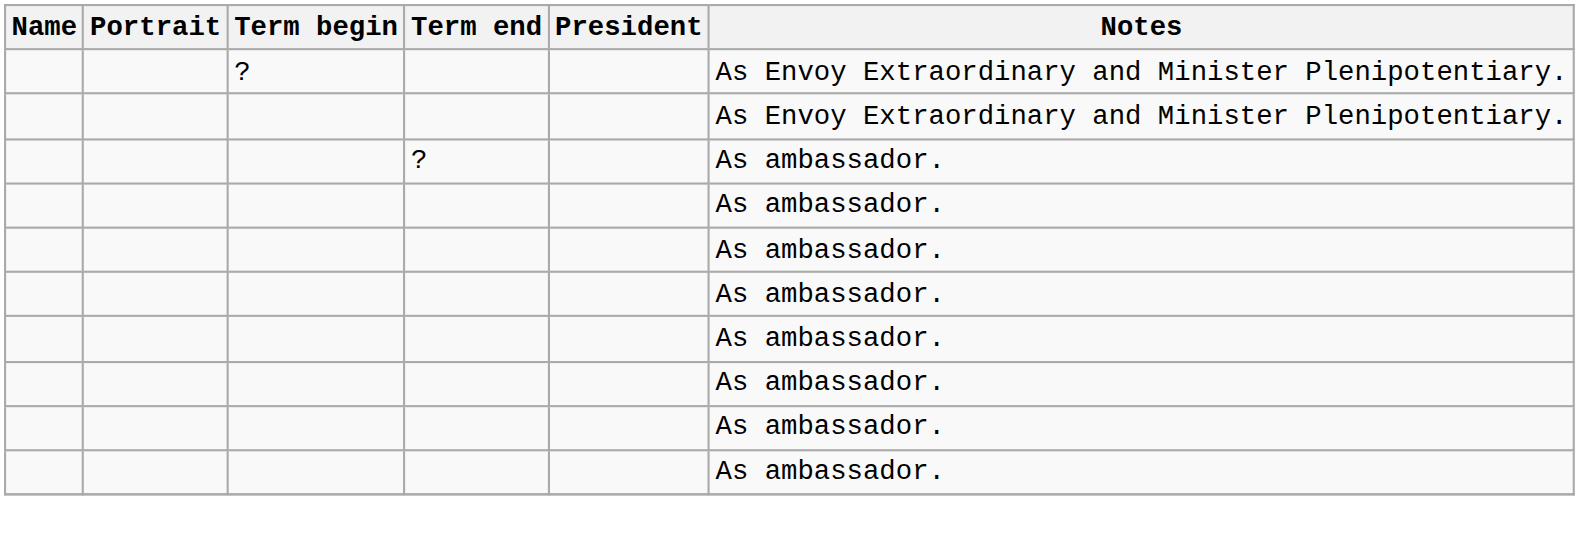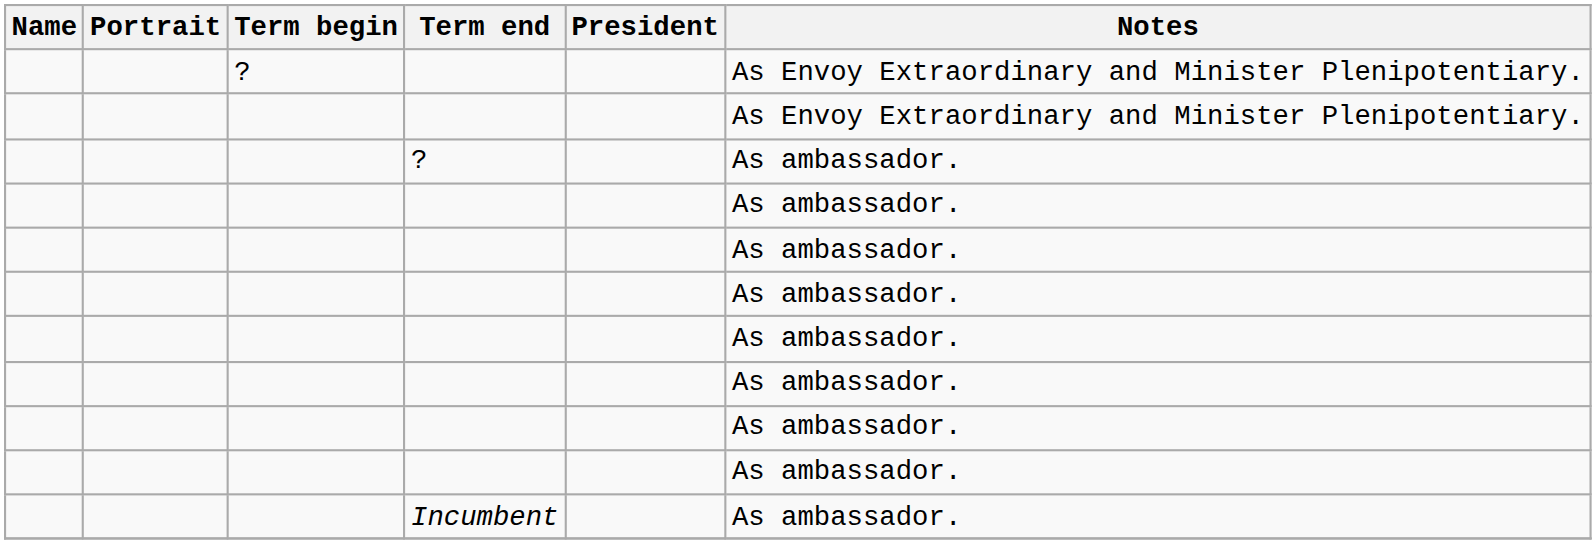+ row: (316, 517)
